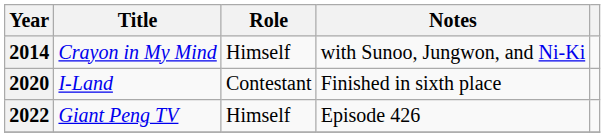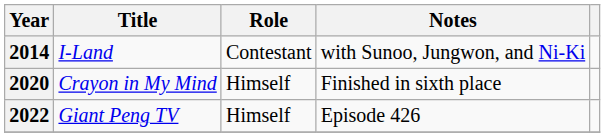(138, 52) Crayon in My Mind -> (86, 52) I-Land
(258, 52) Himself -> (269, 52) Contestant
(86, 83) I-Land -> (138, 83) Crayon in My Mind
(269, 83) Contestant -> (258, 83) Himself
